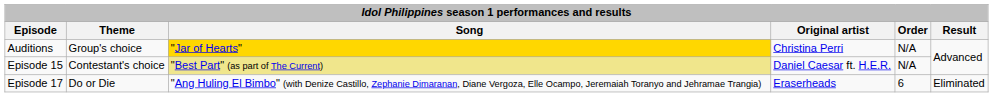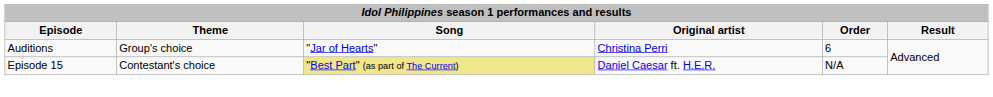(206, 48) gold background -> (342, 48) no background
(907, 48) N/A -> (828, 48) 6
- row: (35, 83)
